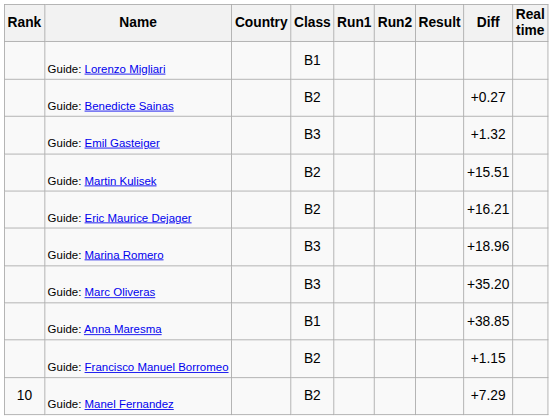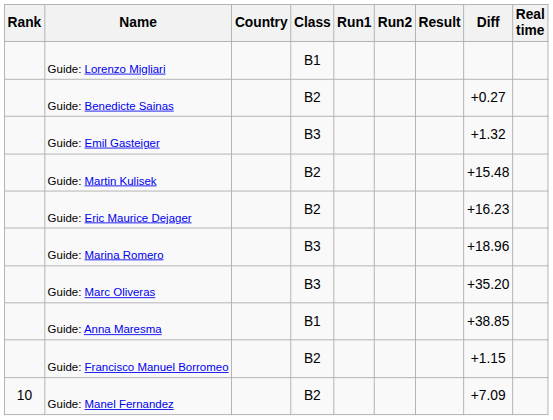(488, 172) +15.51 -> (488, 172) +15.48
(488, 209) +16.21 -> (488, 209) +16.23
(488, 396) +7.29 -> (488, 396) +7.09
